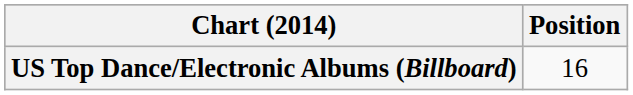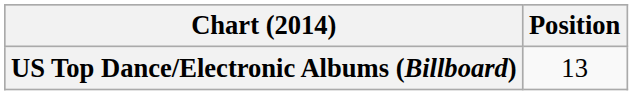(575, 67) 16 -> (575, 67) 13
